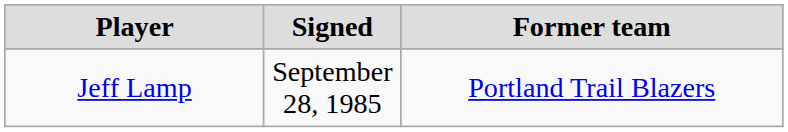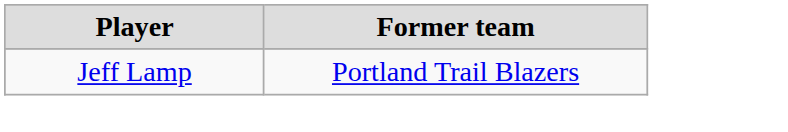- column: (332, 26)
